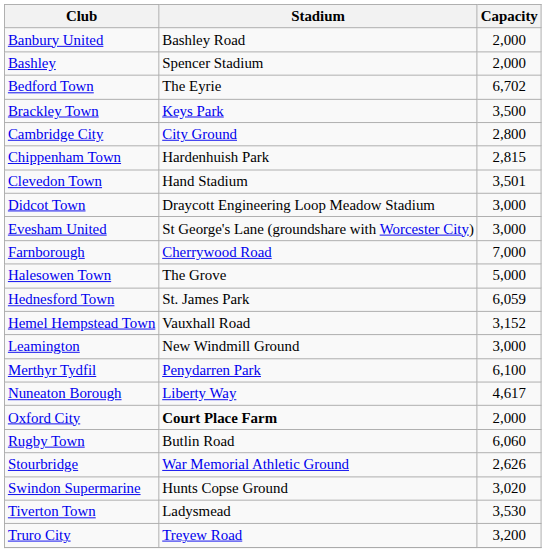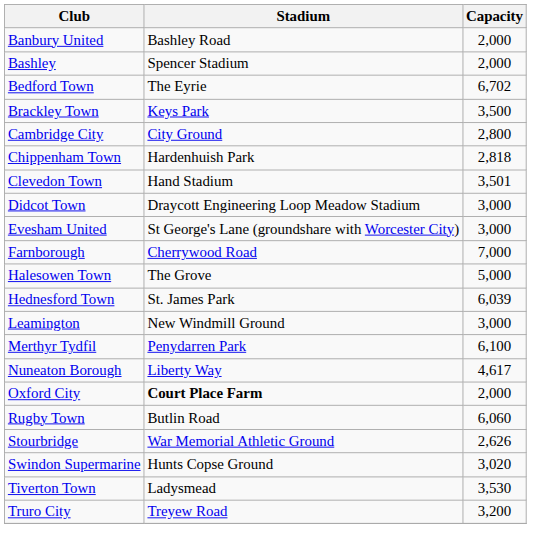(509, 157) 2,815 -> (494, 157) 2,818
(509, 299) 6,059 -> (494, 299) 6,039
- row: (82, 323)
